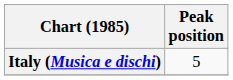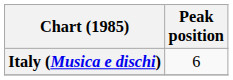(196, 61) 5 -> (196, 61) 6
